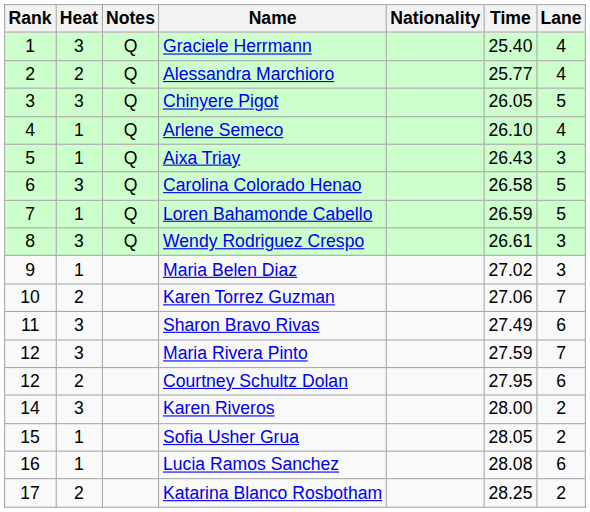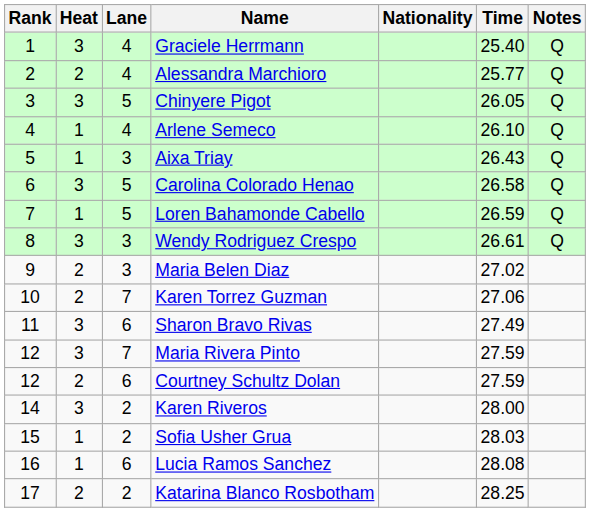columns swapped: (561, 18) <-> (130, 18)
(79, 269) 1 -> (79, 269) 2
(510, 381) 27.95 -> (503, 381) 27.59
(510, 437) 28.05 -> (503, 437) 28.03
